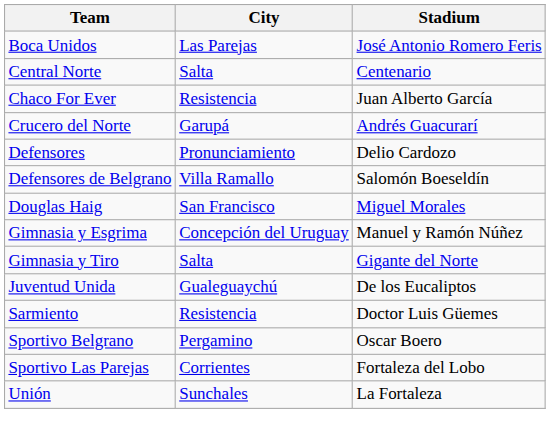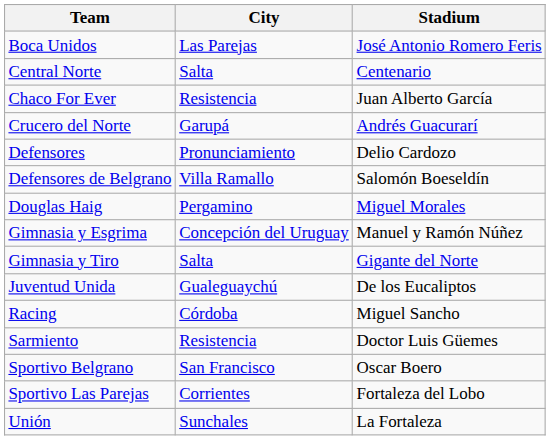(227, 206) San Francisco -> (216, 206) Pergamino
+ row: (32, 313)
(216, 340) Pergamino -> (227, 367) San Francisco
